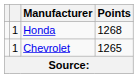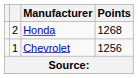(15, 31) 1 -> (15, 31) 2
(110, 48) 1265 -> (110, 48) 1256
